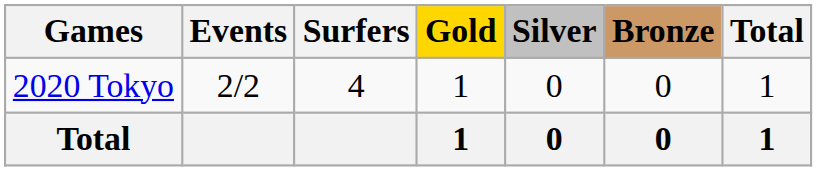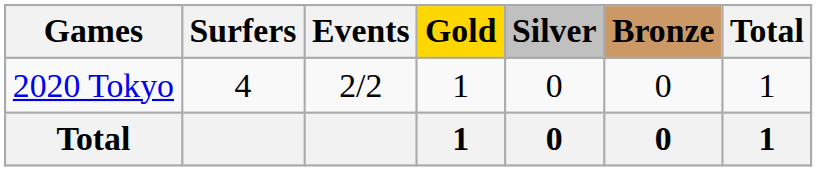columns swapped: (356, 31) <-> (238, 31)
